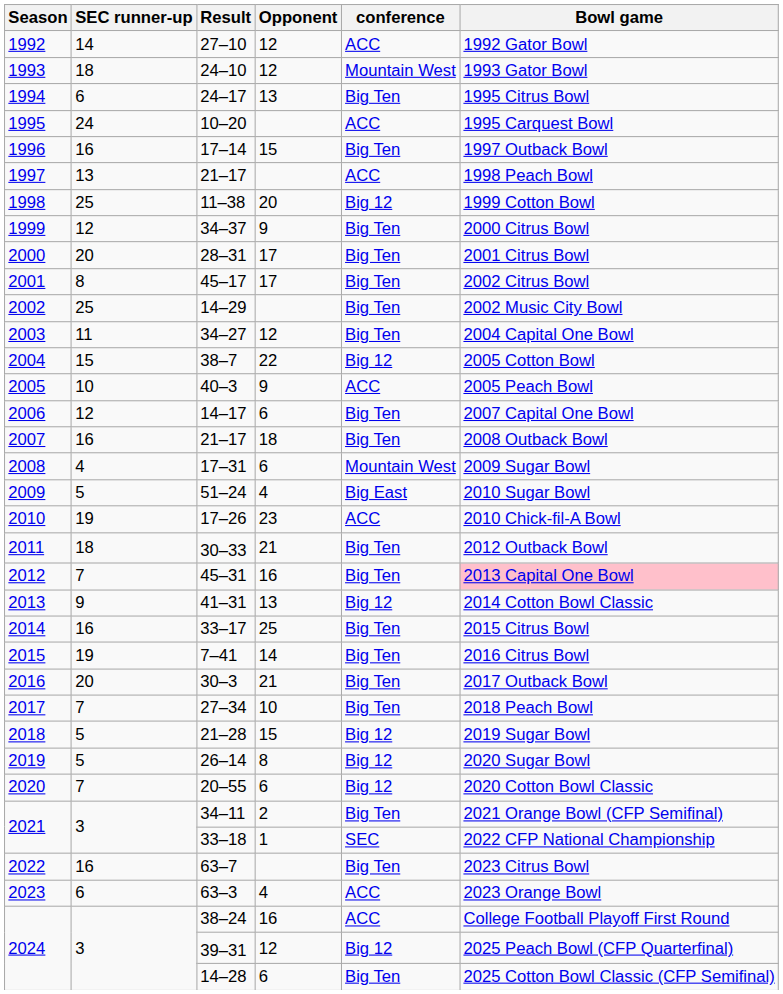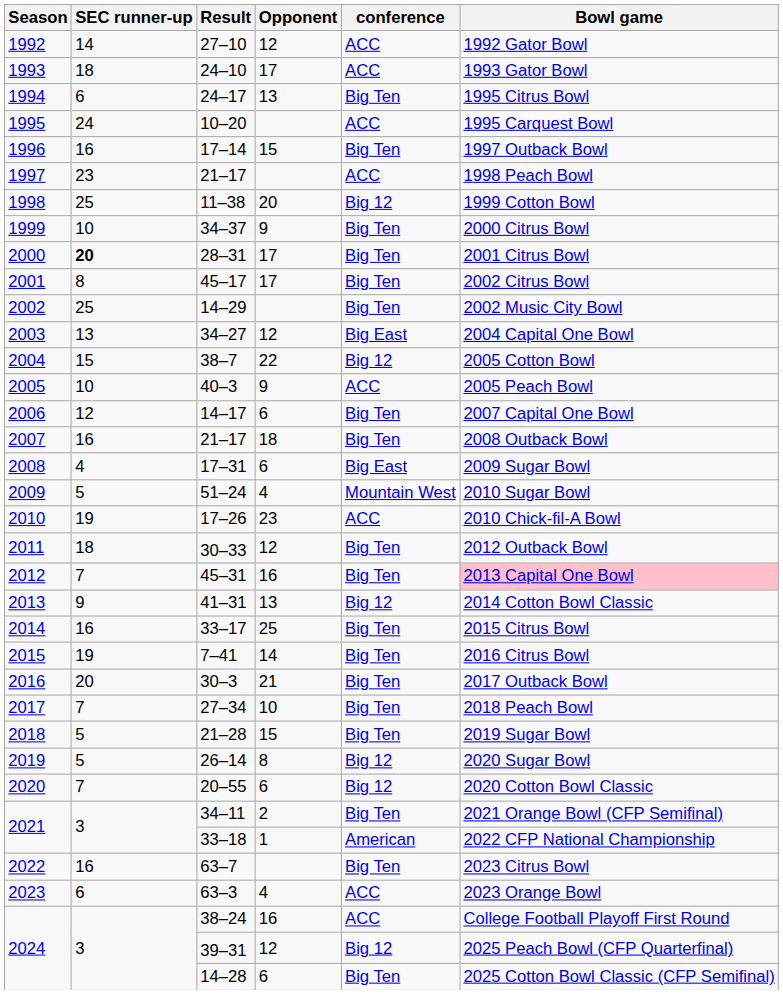(268, 70) 12 -> (268, 70) 17
(400, 70) Mountain West -> (363, 70) ACC
(84, 176) 13 -> (84, 176) 23
(84, 228) 12 -> (84, 228) 10
(84, 255) normal -> (84, 255) bold
(84, 334) 11 -> (84, 334) 13
(373, 334) Big Ten -> (376, 334) Big East
(400, 466) Mountain West -> (376, 466) Big East
(376, 492) Big East -> (400, 492) Mountain West
(268, 547) 21 -> (268, 547) 12
(369, 734) Big 12 -> (373, 734) Big Ten
(362, 840) SEC -> (380, 840) American
